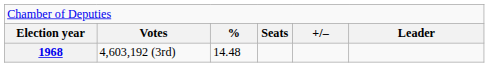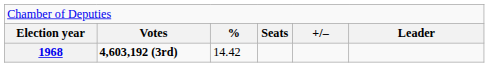(138, 52) normal -> (139, 52) bold
(227, 52) 14.48 -> (227, 52) 14.42
